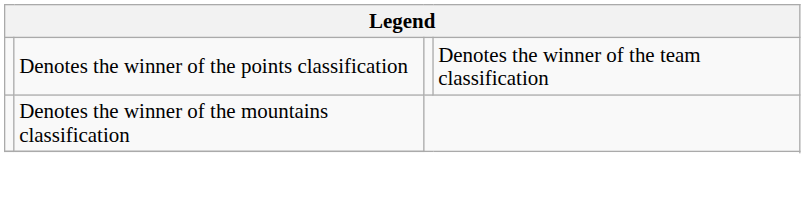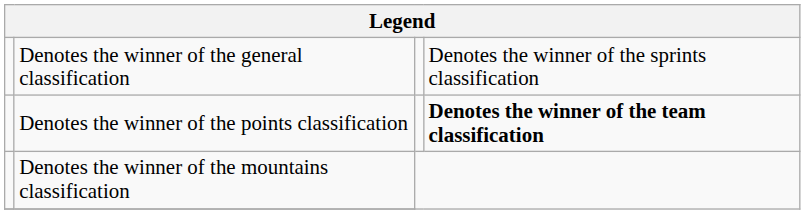+ row: (161, 66)
(569, 66) normal -> (567, 122) bold
